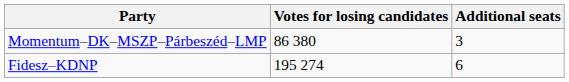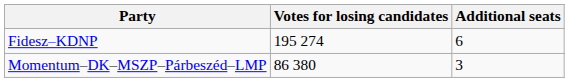rows swapped: (53, 65) <-> (137, 41)
